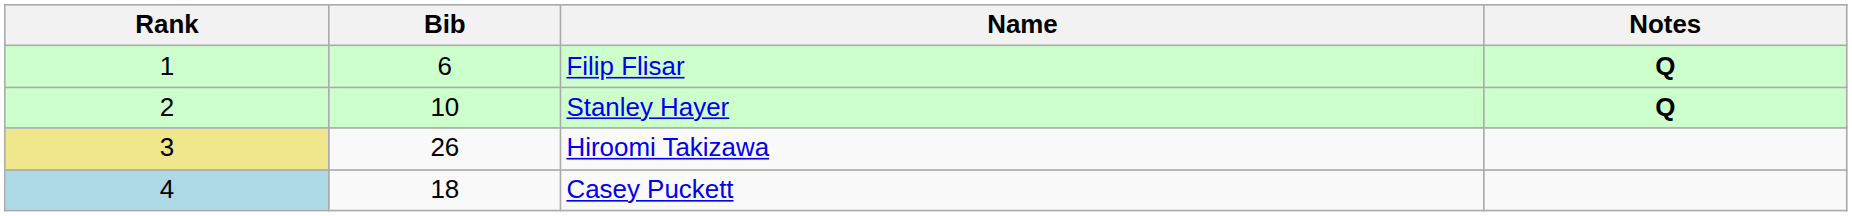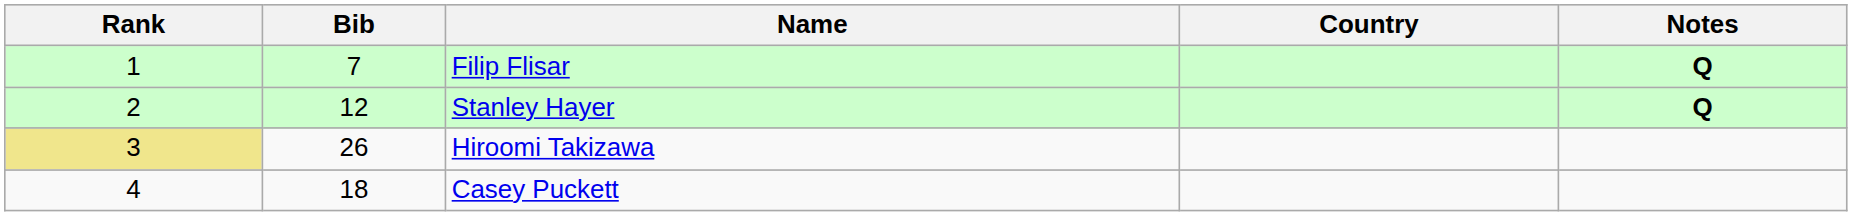+ column: (1369, 25)
(445, 66) 6 -> (354, 66) 7
(445, 107) 10 -> (354, 107) 12
(167, 189) lightblue background -> (133, 189) no background
